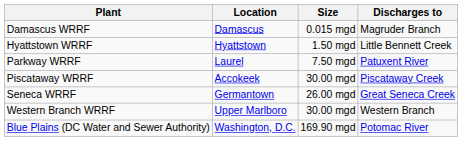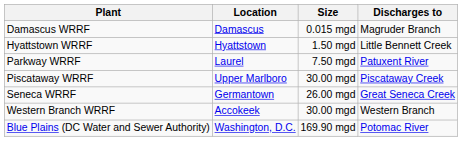(237, 78) Accokeek -> (251, 78) Upper Marlboro
(251, 111) Upper Marlboro -> (237, 111) Accokeek
